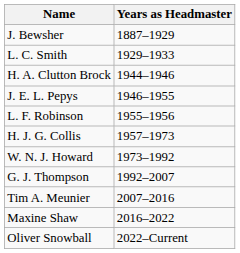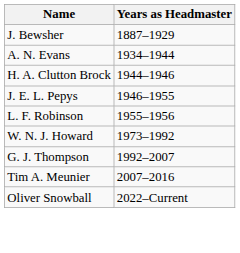- row: (37, 55)
+ row: (39, 55)
- row: (44, 136)
- row: (43, 217)
